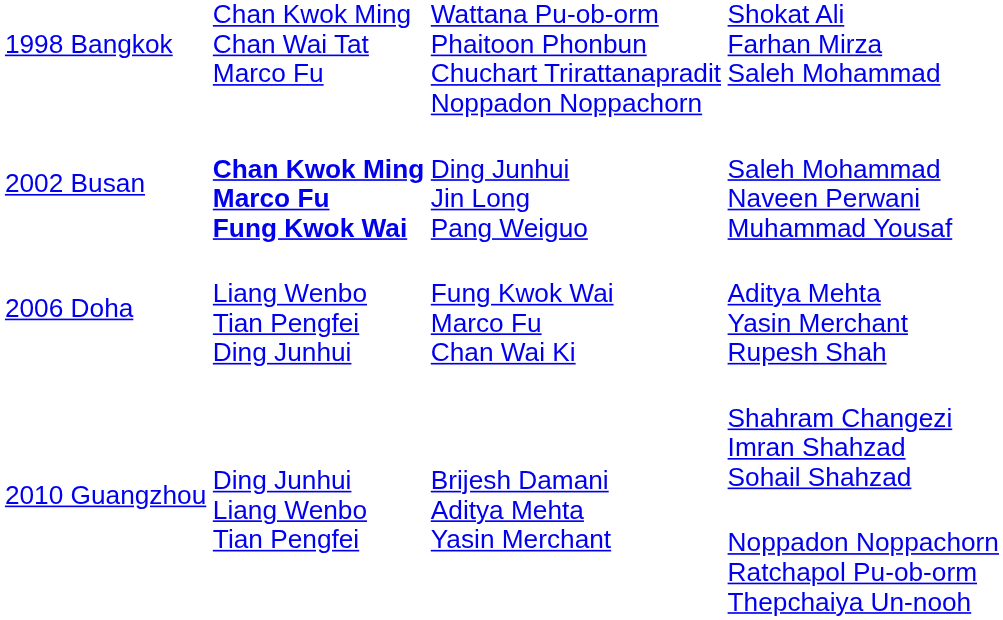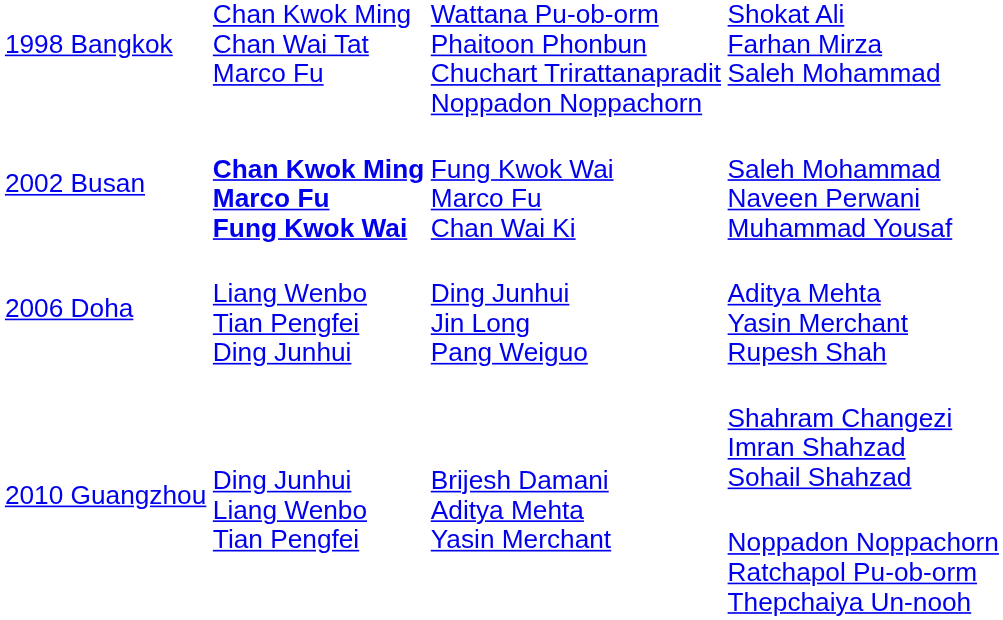(509, 198) Ding Junhui Jin Long Pang Weiguo -> (522, 198) Fung Kwok Wai Marco Fu Chan Wai Ki
(522, 323) Fung Kwok Wai Marco Fu Chan Wai Ki -> (509, 323) Ding Junhui Jin Long Pang Weiguo
